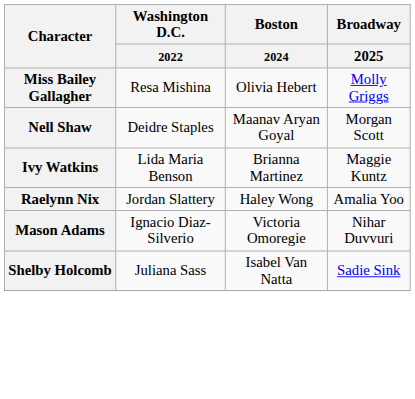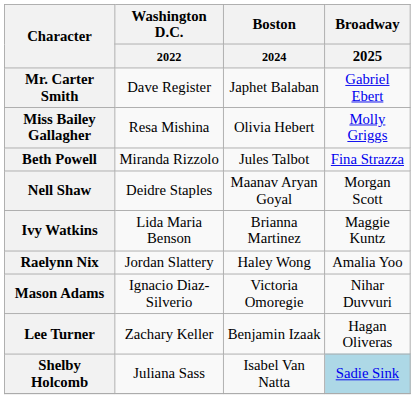+ row: (60, 87)
+ row: (60, 159)
+ row: (60, 333)
(369, 270) no background -> (367, 373) lightblue background
